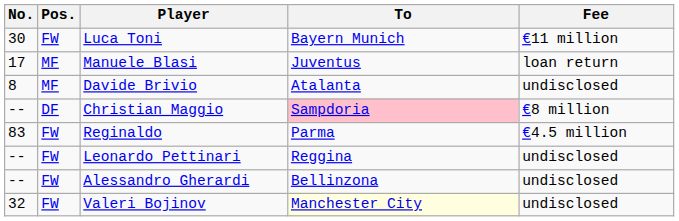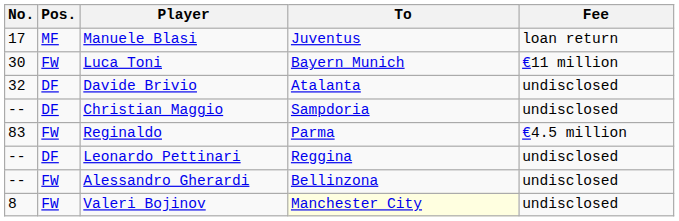rows swapped: (140, 64) <-> (123, 40)
(12, 87) 8 -> (17, 87) 32
(50, 87) MF -> (50, 87) DF
(330, 111) pink background -> (330, 111) no background
(566, 111) €8 million -> (570, 111) undisclosed
(50, 158) FW -> (50, 158) DF
(17, 205) 32 -> (12, 205) 8
